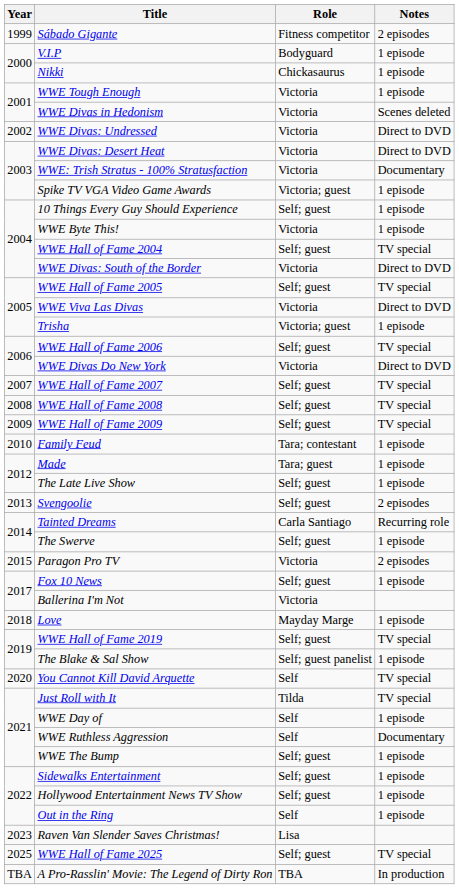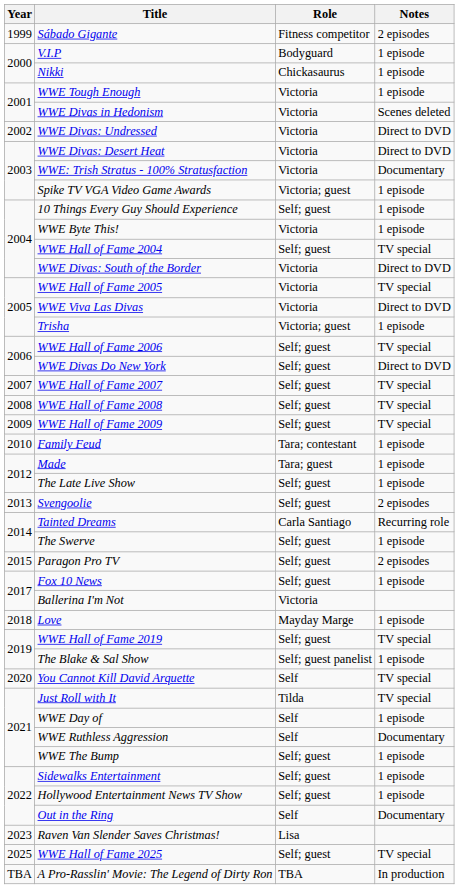(304, 287) Self; guest -> (298, 287) Victoria
(298, 365) Victoria -> (304, 365) Self; guest
(298, 561) Victoria -> (304, 561) Self; guest
(401, 815) 1 episode -> (411, 815) Documentary
